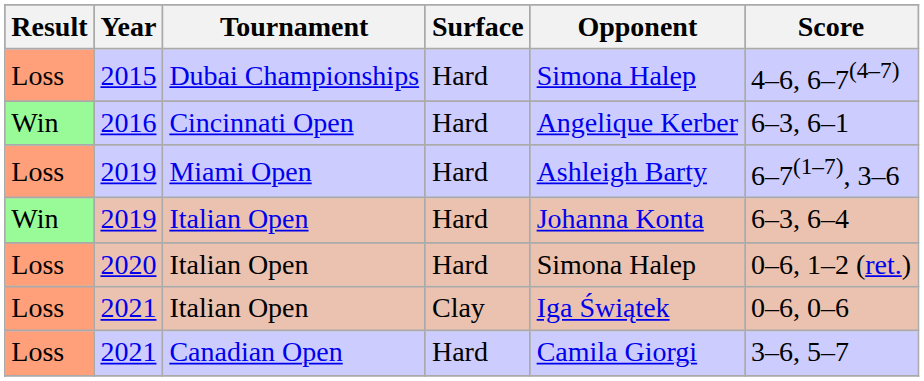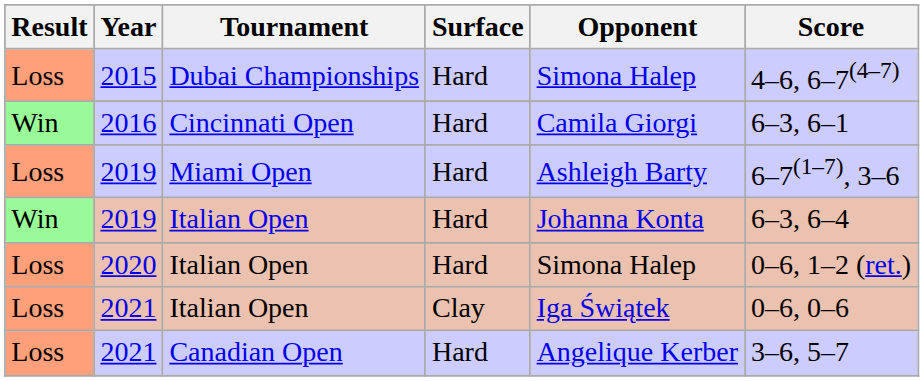(637, 123) Angelique Kerber -> (617, 123) Camila Giorgi
(617, 352) Camila Giorgi -> (637, 352) Angelique Kerber
